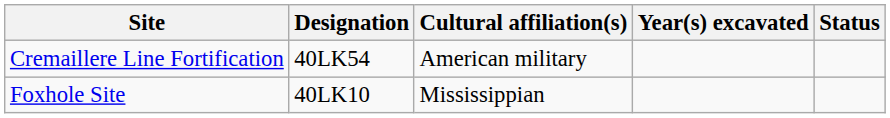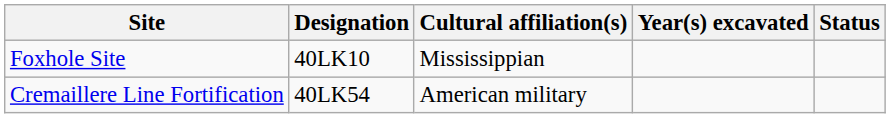rows swapped: (68, 94) <-> (147, 58)
